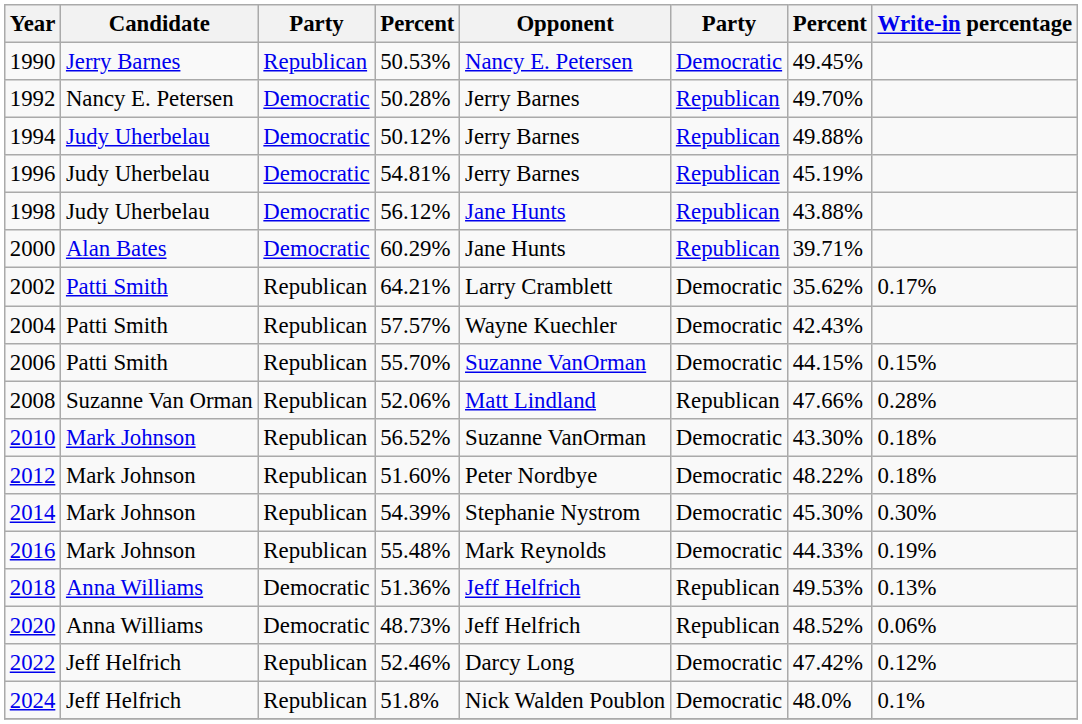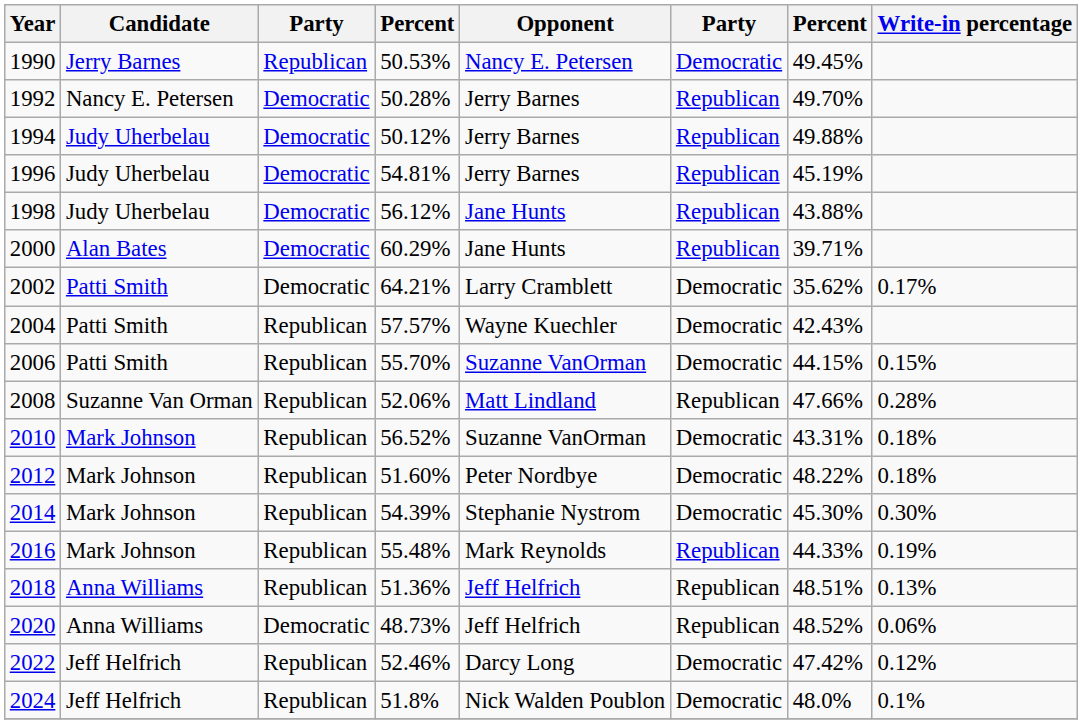(315, 286) Republican -> (316, 286) Democratic
(828, 436) 43.30% -> (828, 436) 43.31%
(729, 549) Democratic -> (728, 549) Republican
(316, 587) Democratic -> (315, 587) Republican
(828, 587) 49.53% -> (828, 587) 48.51%
